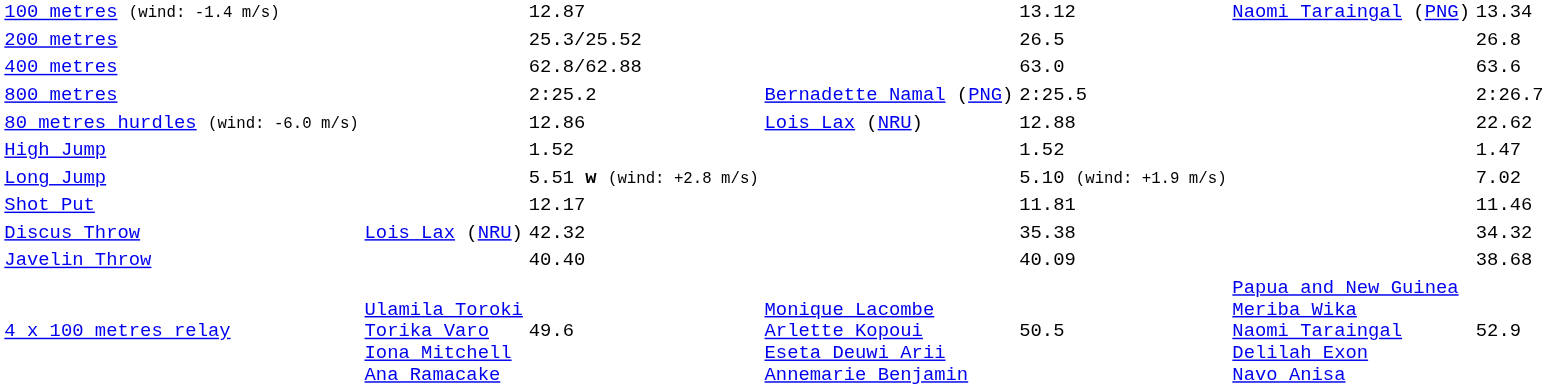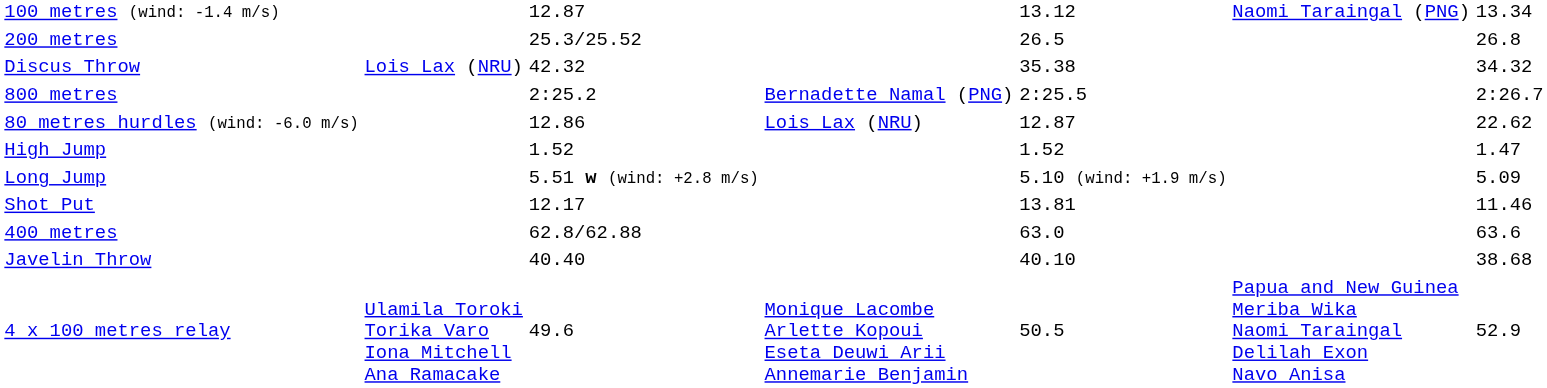rows swapped: (61, 67) <-> (72, 233)
(1048, 122) 12.88 -> (1048, 122) 12.87
(1498, 178) 7.02 -> (1498, 178) 5.09
(1048, 205) 11.81 -> (1048, 205) 13.81
(1048, 260) 40.09 -> (1048, 260) 40.10
